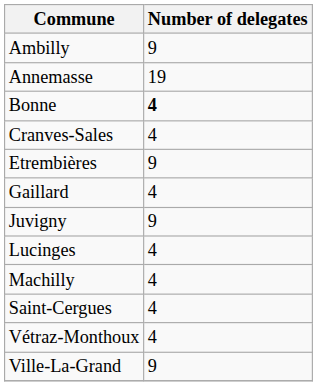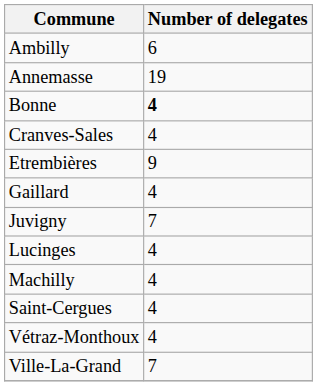(152, 47) 9 -> (152, 47) 6
(152, 221) 9 -> (152, 221) 7
(152, 366) 9 -> (152, 366) 7
